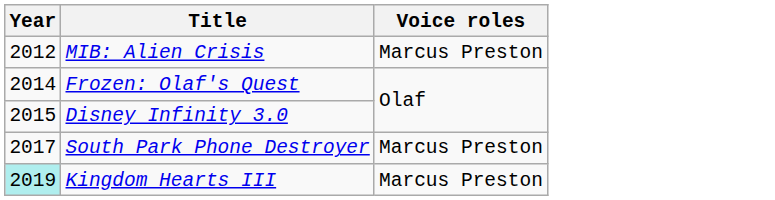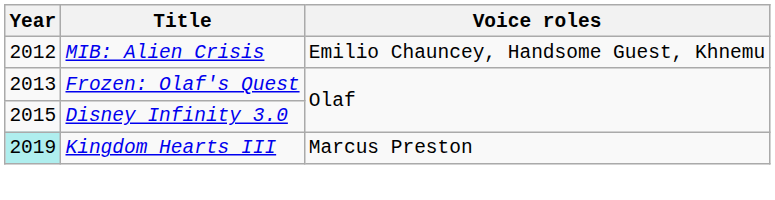(461, 52) Marcus Preston -> (537, 52) Emilio Chauncey, Handsome Guest, Khnemu
(33, 84) 2014 -> (33, 84) 2013
- row: (218, 148)
